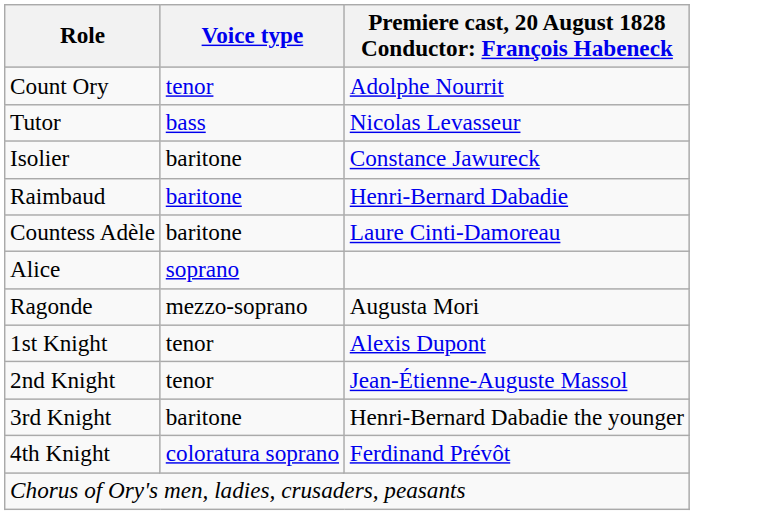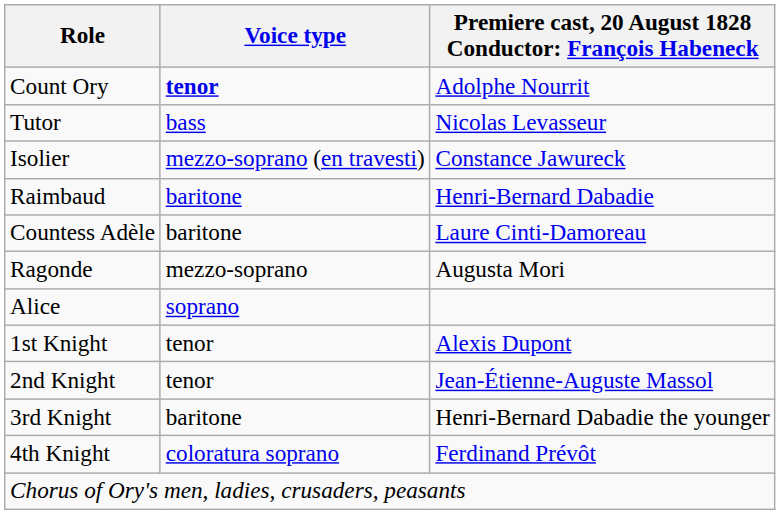(190, 85) normal -> (192, 85) bold
(204, 159) baritone -> (295, 159) mezzo-soprano (en travesti)
rows swapped: (51, 306) <-> (35, 269)
